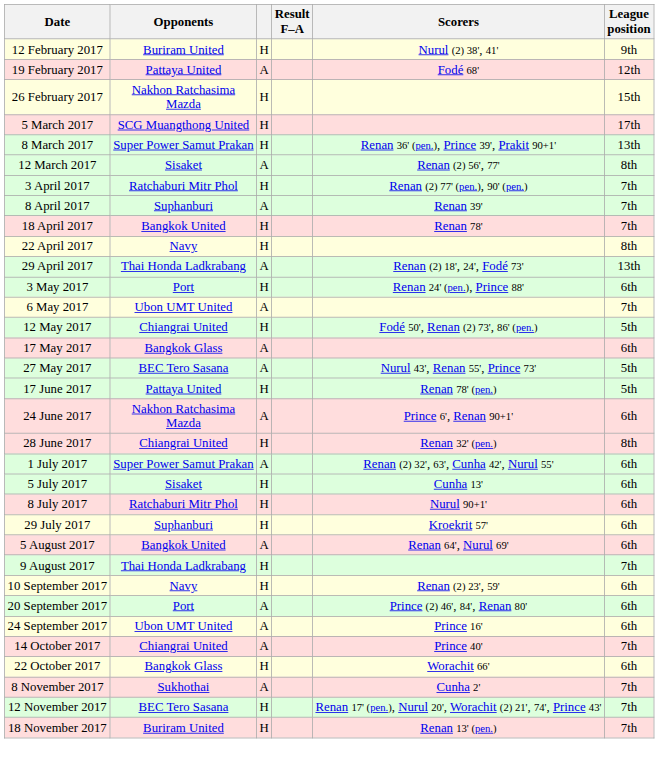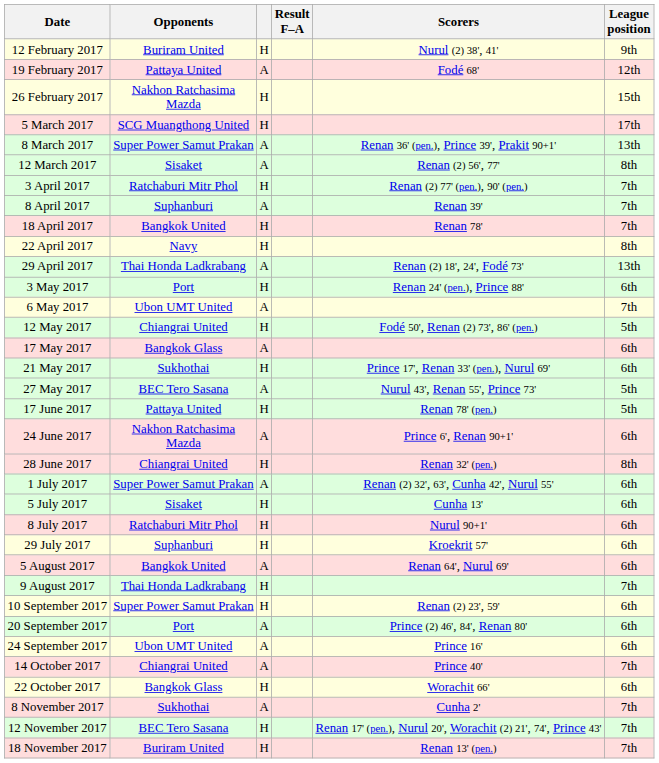(264, 144) H -> (264, 144) A
+ row: (57, 368)
(183, 585) Navy -> (183, 605) Super Power Samut Prakan
